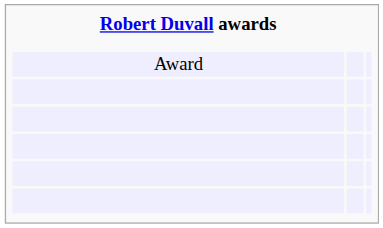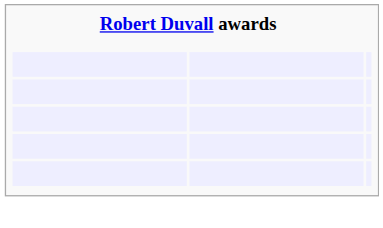- row: (178, 64)
